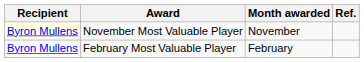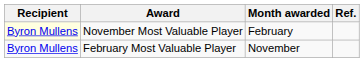(274, 31) November -> (270, 31) February
(270, 48) February -> (274, 48) November
